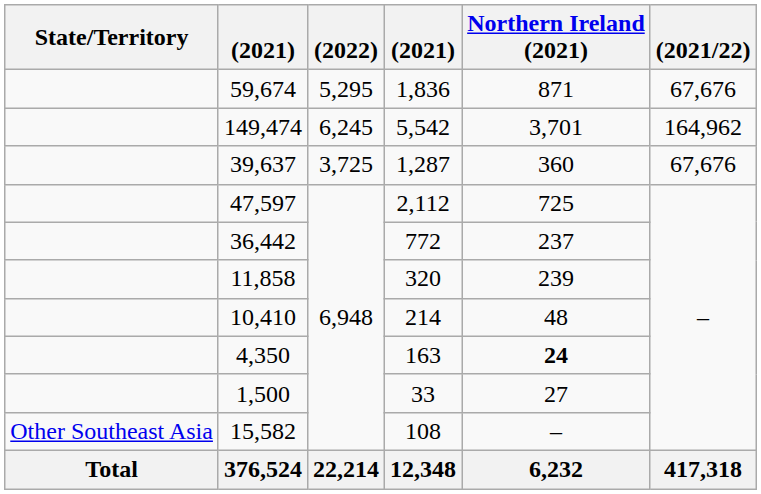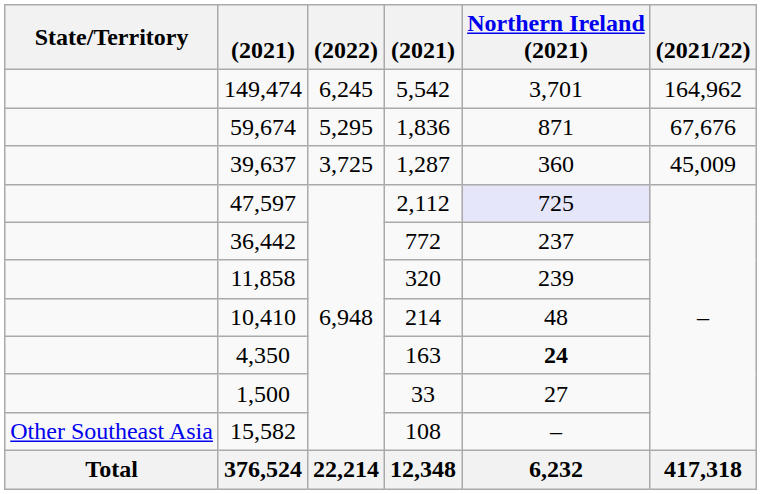rows swapped: (263, 126) <-> (263, 88)
(703, 164) 67,676 -> (703, 164) 45,009
(556, 202) no background -> (556, 202) lavender background
